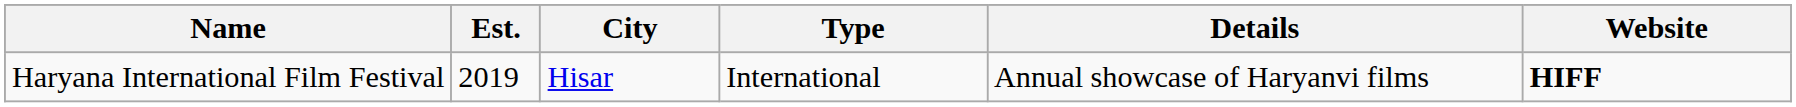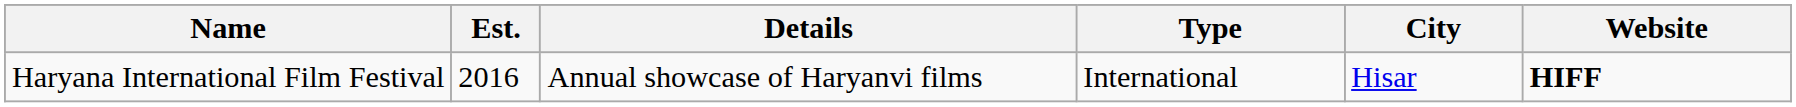columns swapped: (630, 28) <-> (1255, 28)
(489, 76) 2019 -> (489, 76) 2016
